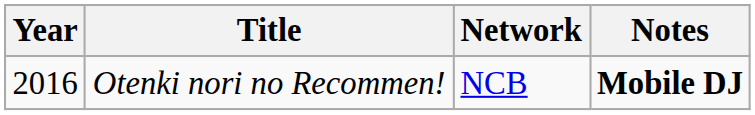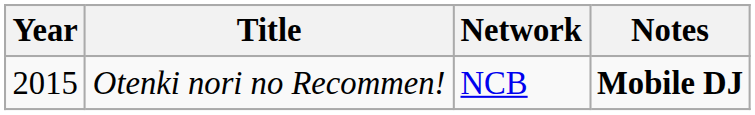(45, 82) 2016 -> (45, 82) 2015
